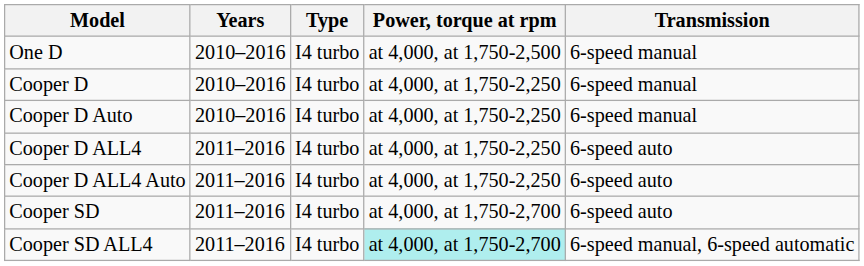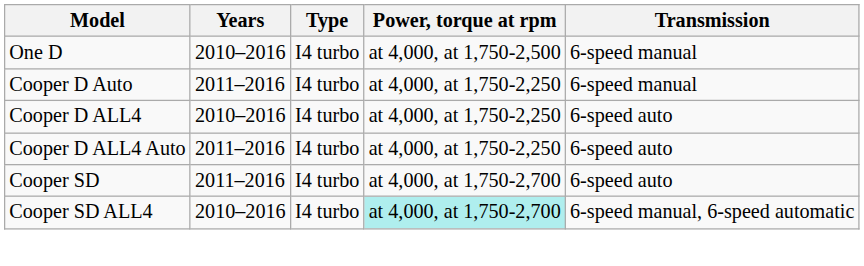- row: (49, 84)
(240, 116) 2010–2016 -> (240, 84) 2011–2016
(240, 148) 2011–2016 -> (240, 116) 2010–2016
(240, 244) 2011–2016 -> (240, 212) 2010–2016
